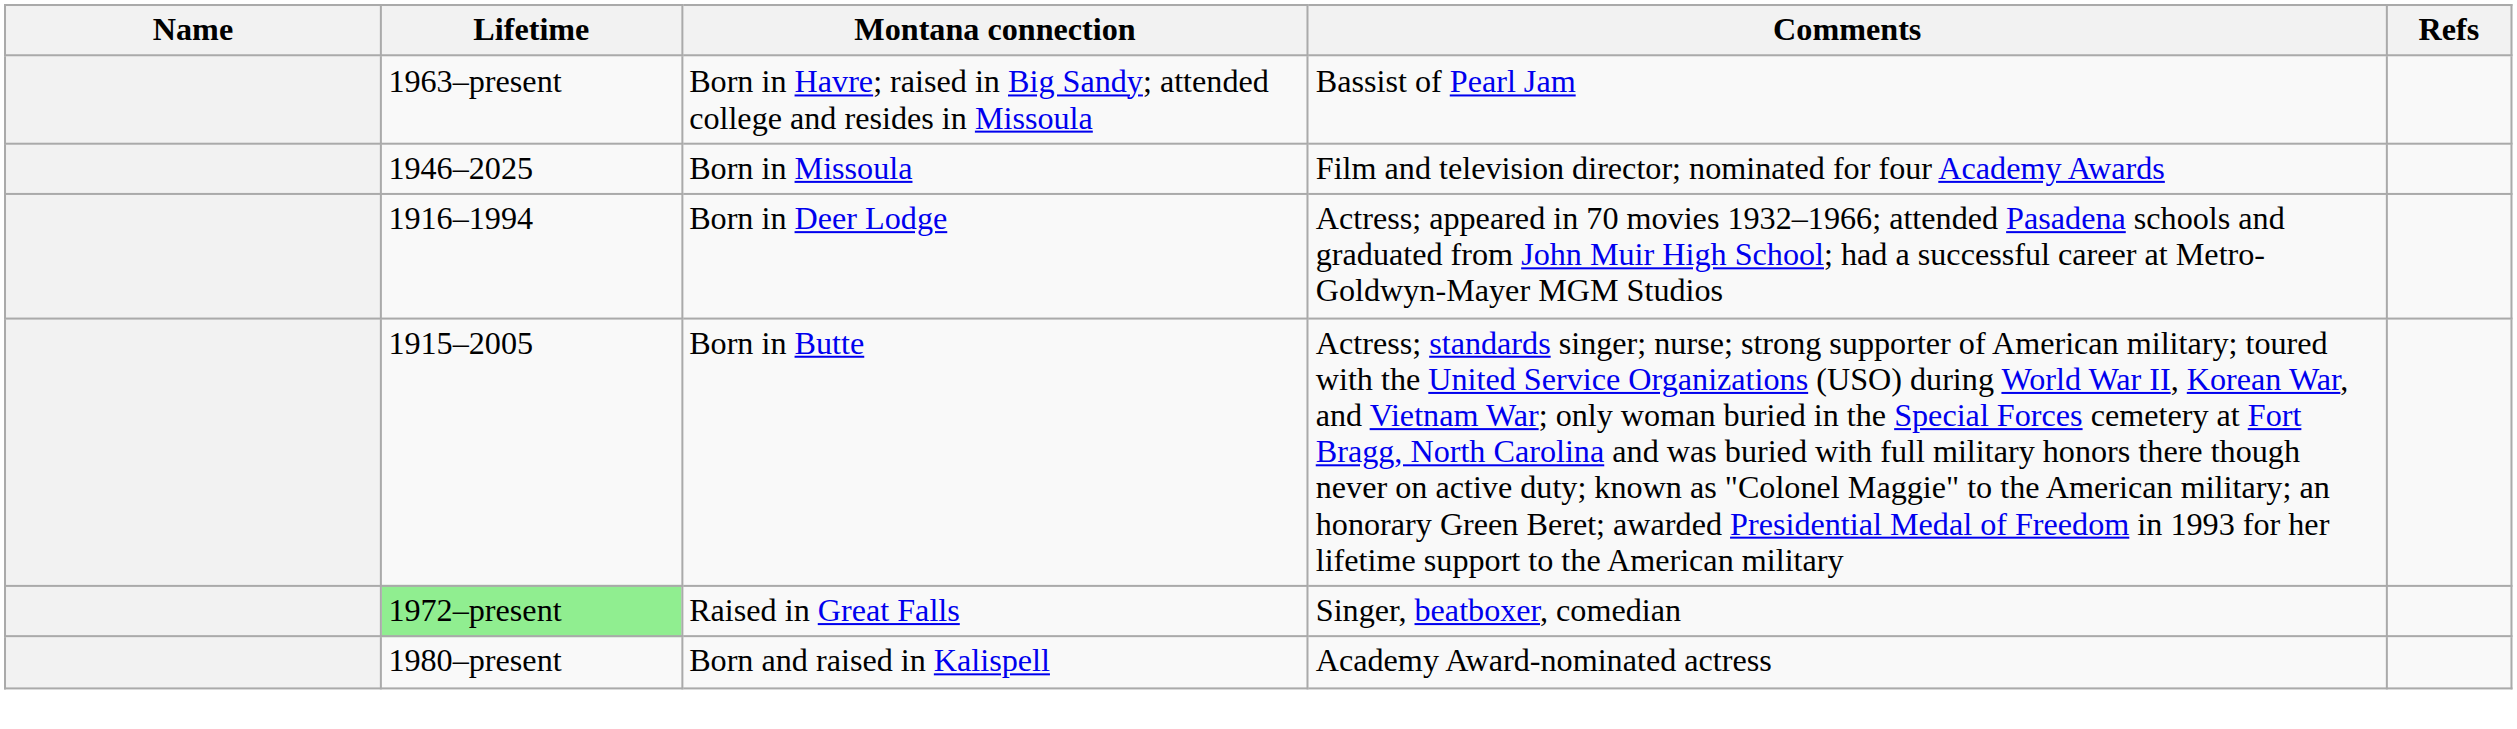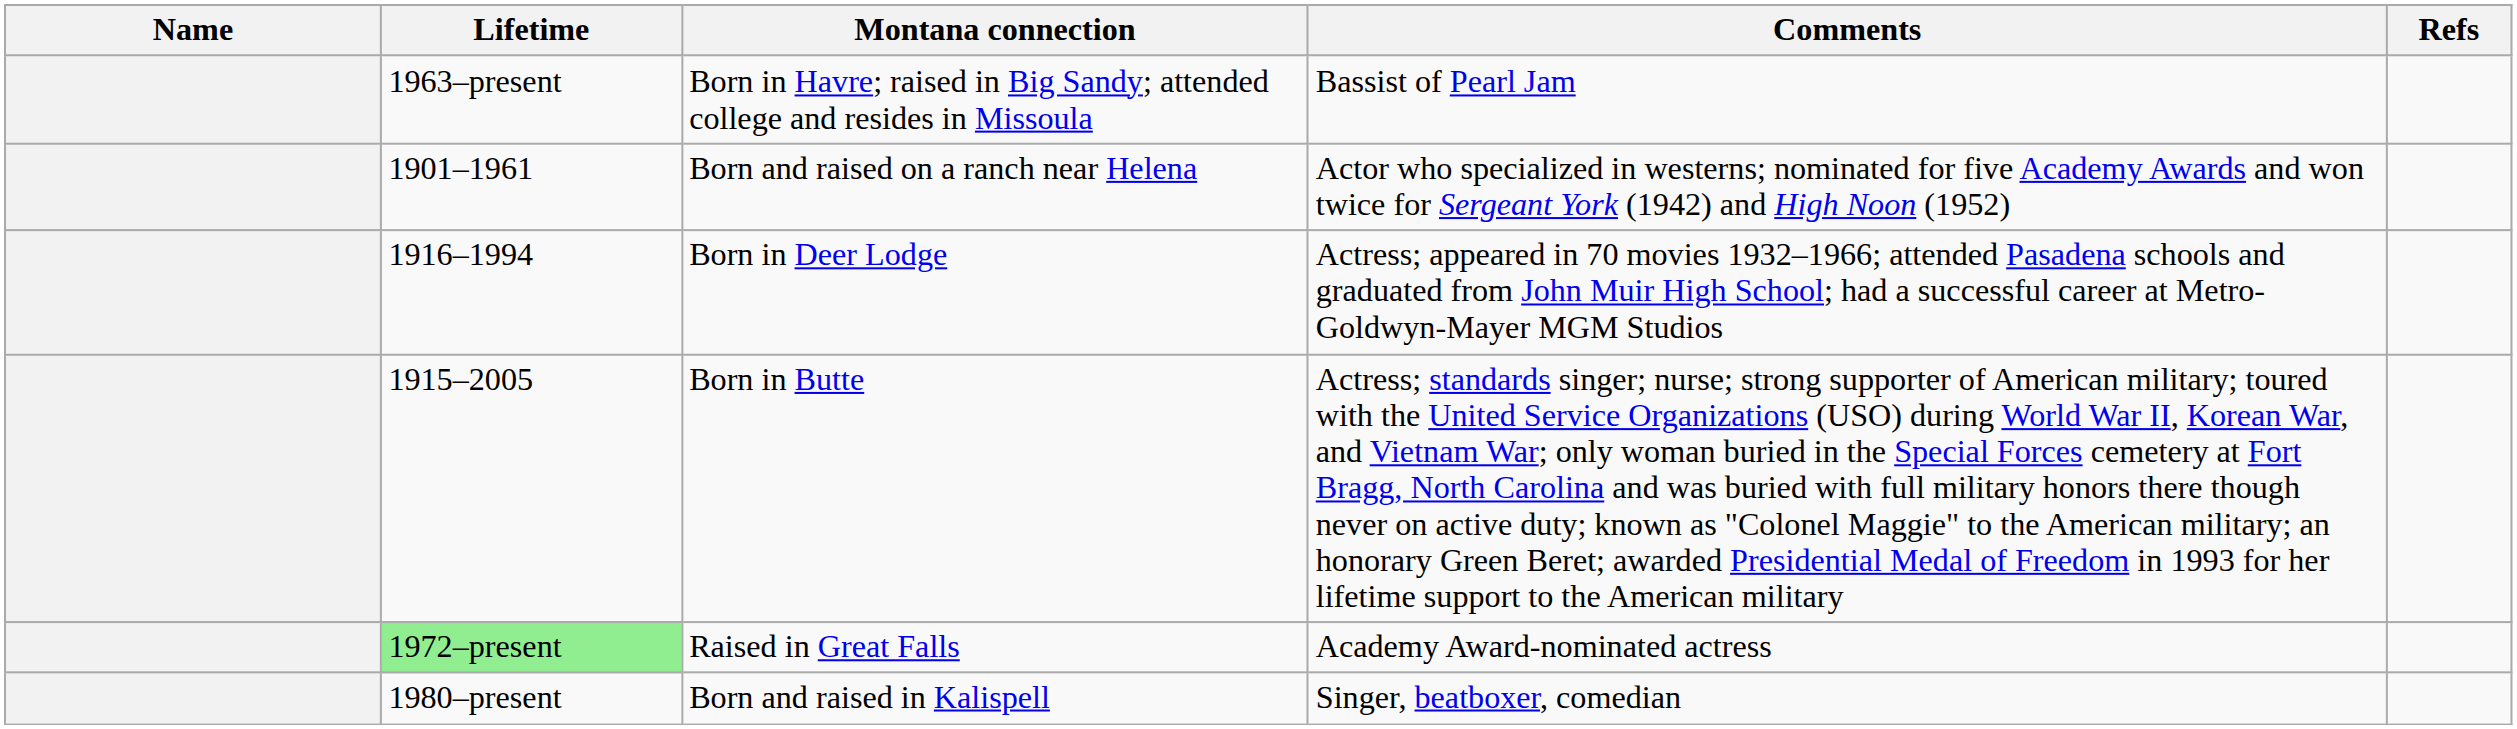+ row: (943, 168)
- row: (801, 168)
(1498, 610) Singer, beatboxer, comedian -> (1544, 646) Academy Award-nominated actress
(1544, 661) Academy Award-nominated actress -> (1498, 697) Singer, beatboxer, comedian
